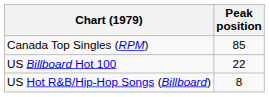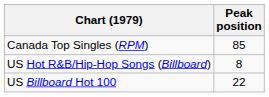rows swapped: (62, 63) <-> (109, 82)
